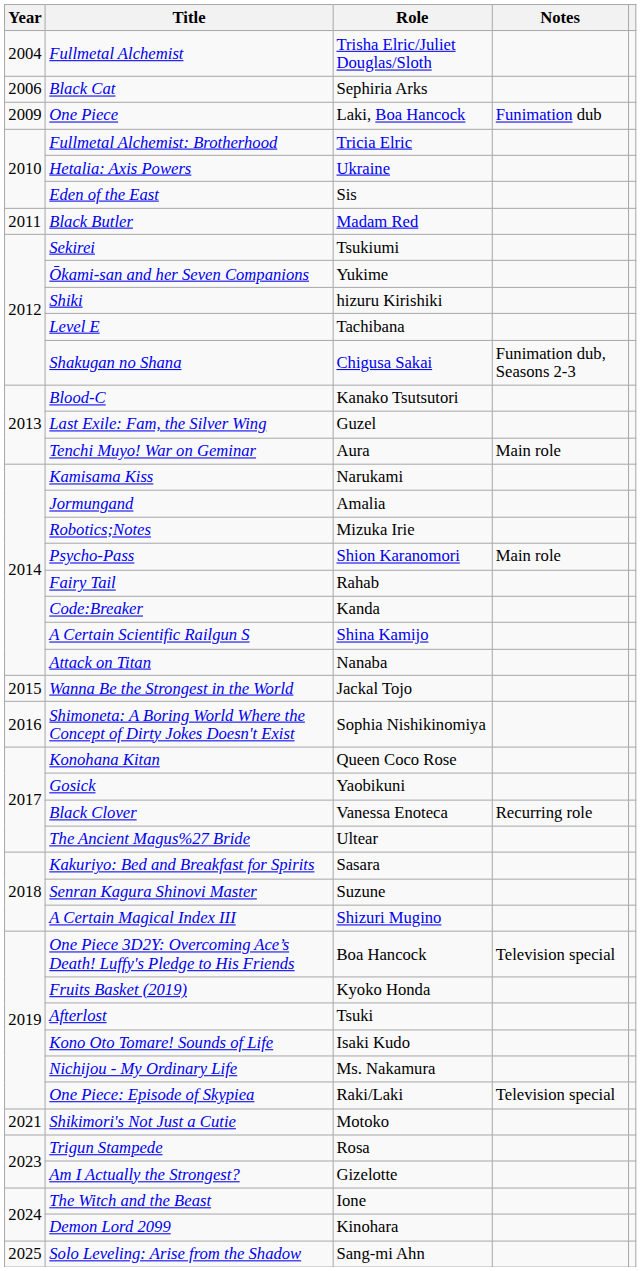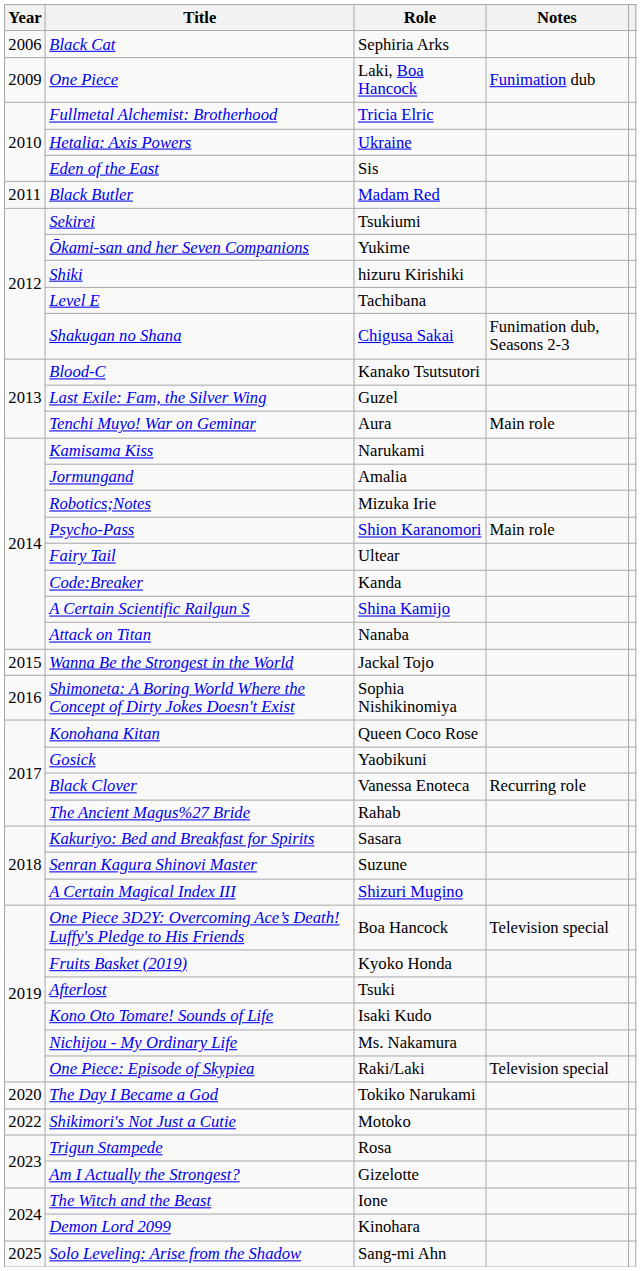- row: (116, 53)
(358, 582) Rahab -> (379, 556) Ultear
(357, 839) Ultear -> (379, 812) Rahab
+ row: (134, 1095)
(25, 1121) 2021 -> (25, 1121) 2022
